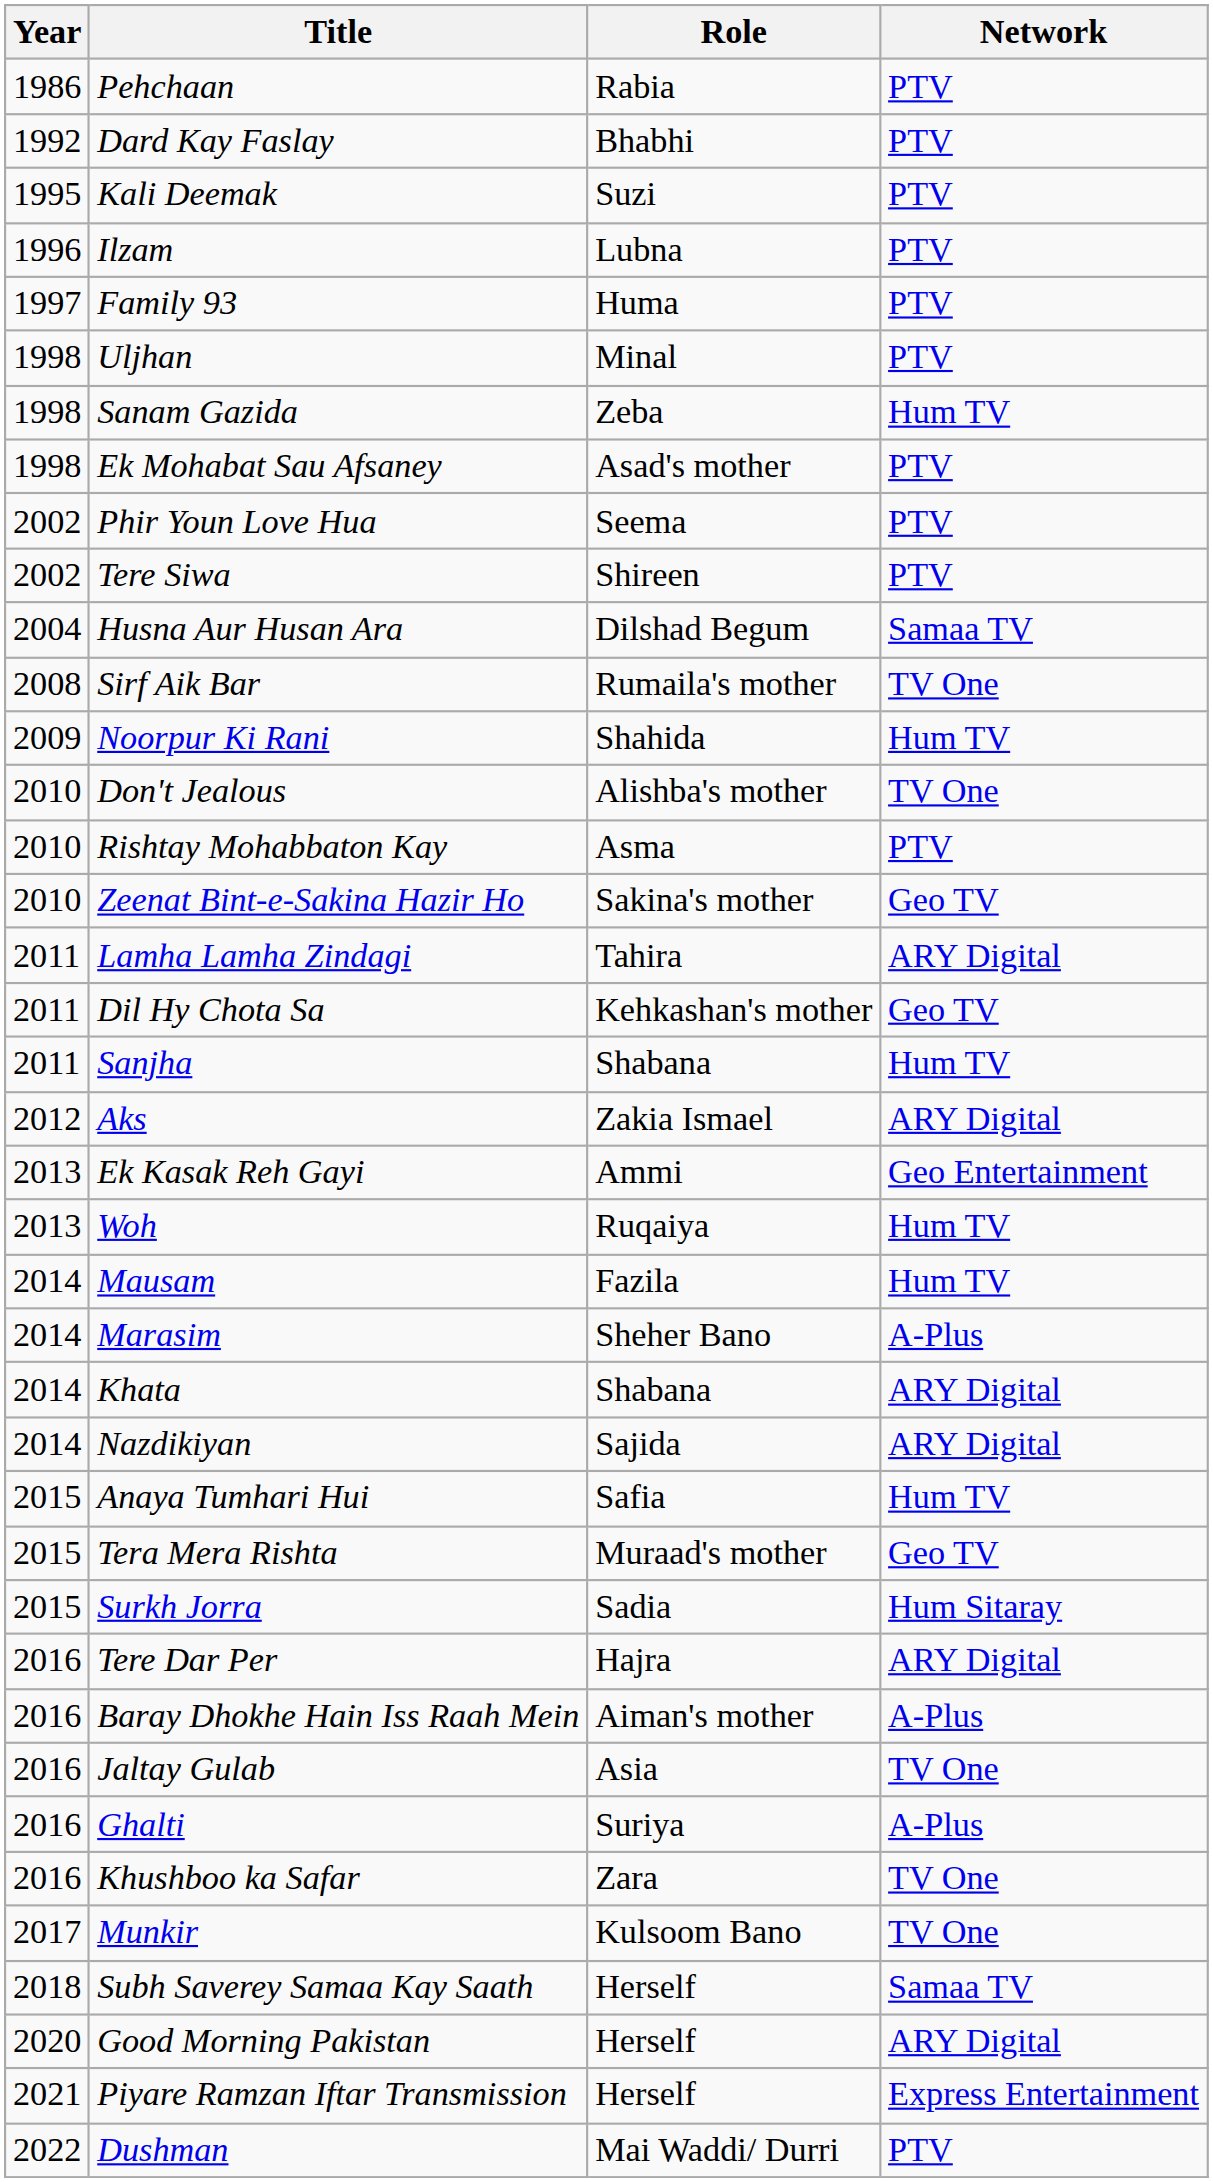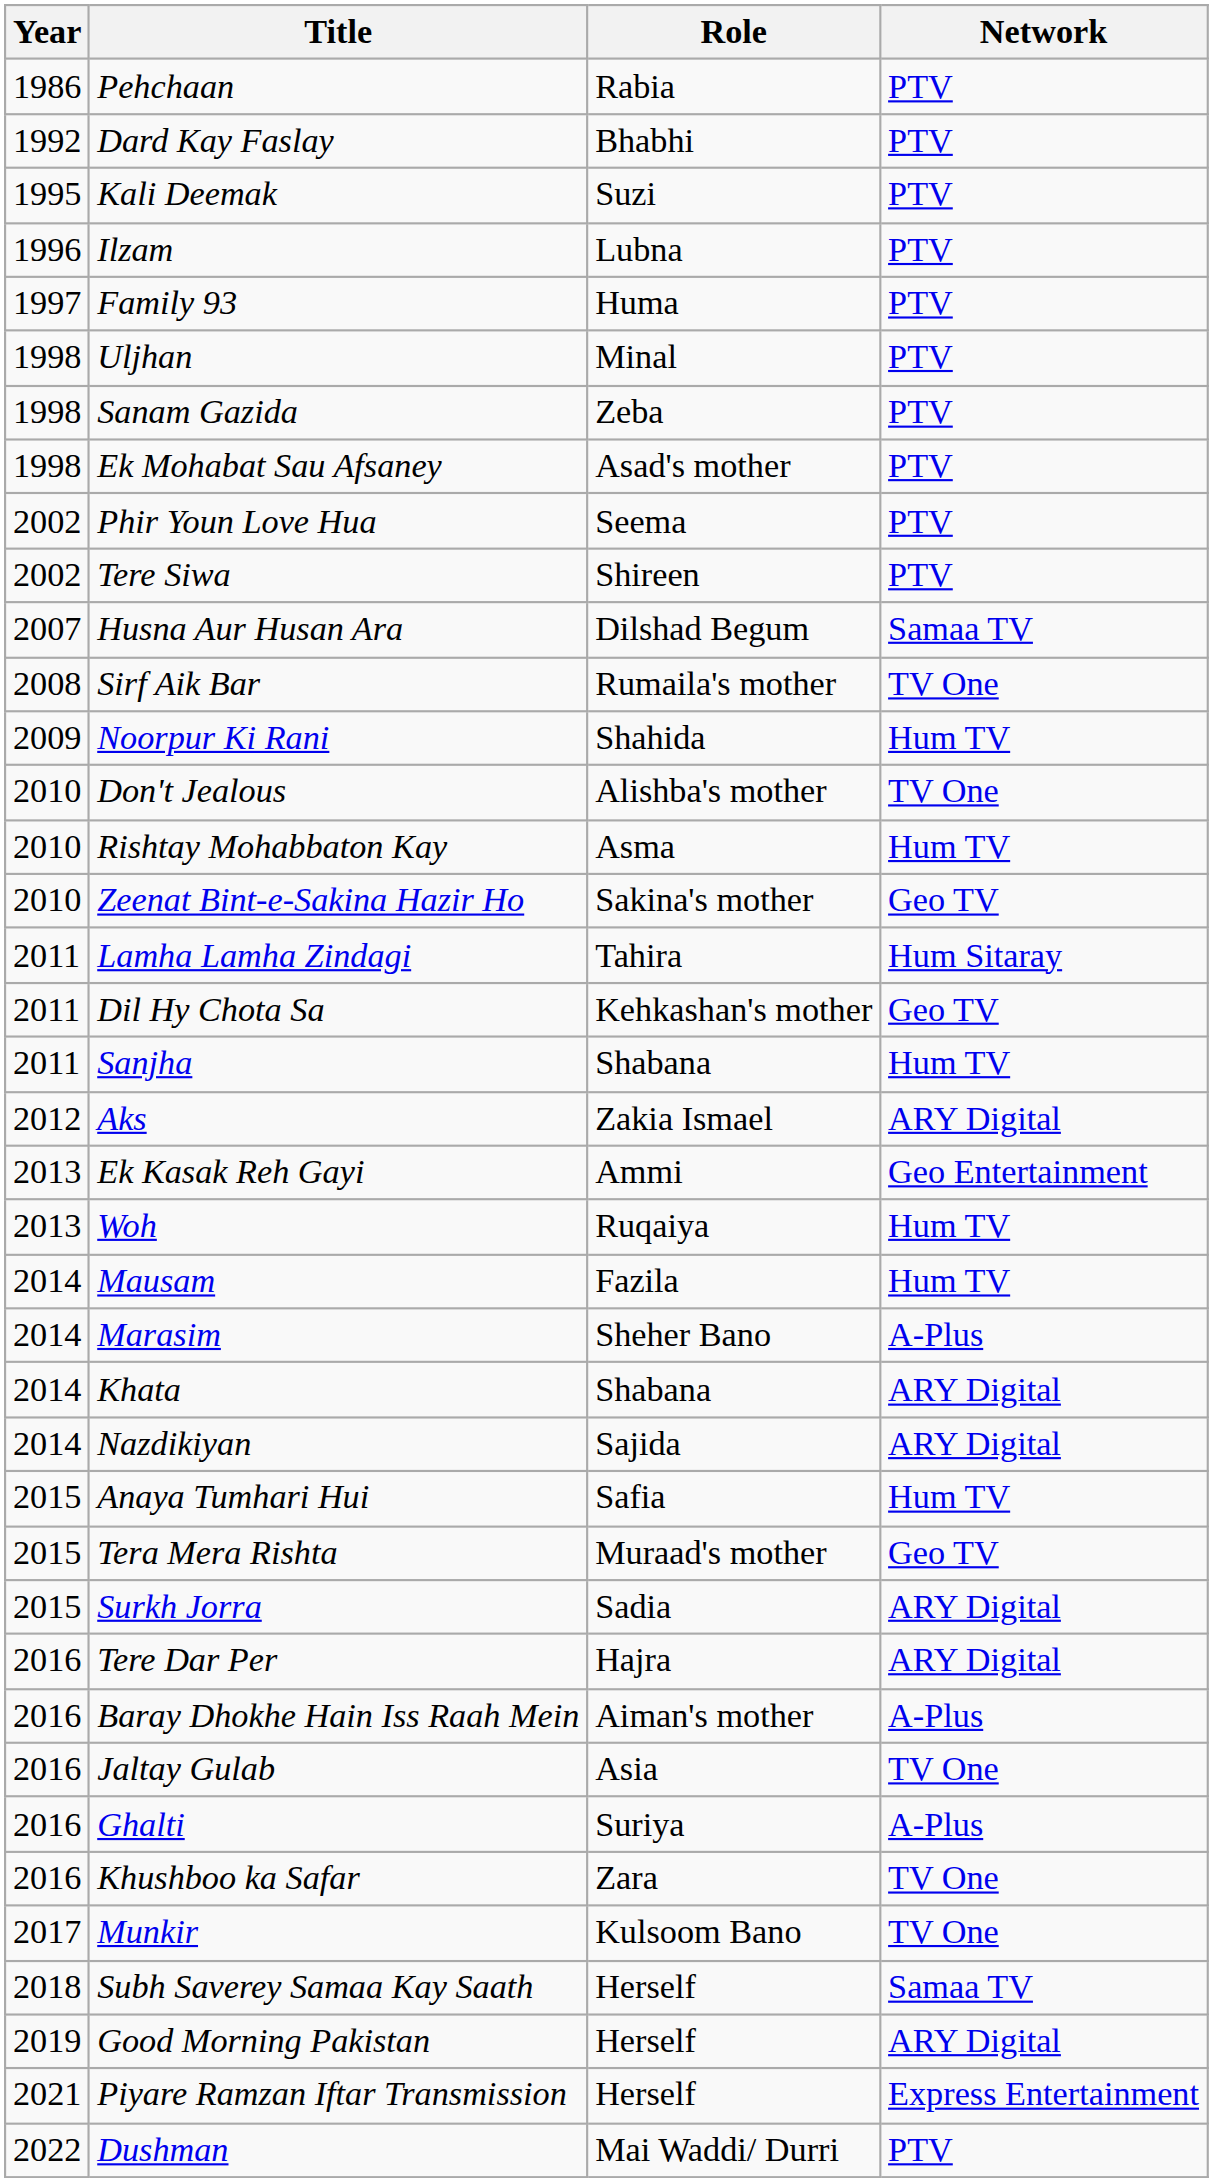(949, 411) Hum TV -> (920, 411) PTV
(47, 628) 2004 -> (47, 628) 2007
(920, 846) PTV -> (949, 846) Hum TV
(974, 954) ARY Digital -> (975, 954) Hum Sitaray
(975, 1606) Hum Sitaray -> (974, 1606) ARY Digital
(47, 2040) 2020 -> (47, 2040) 2019
